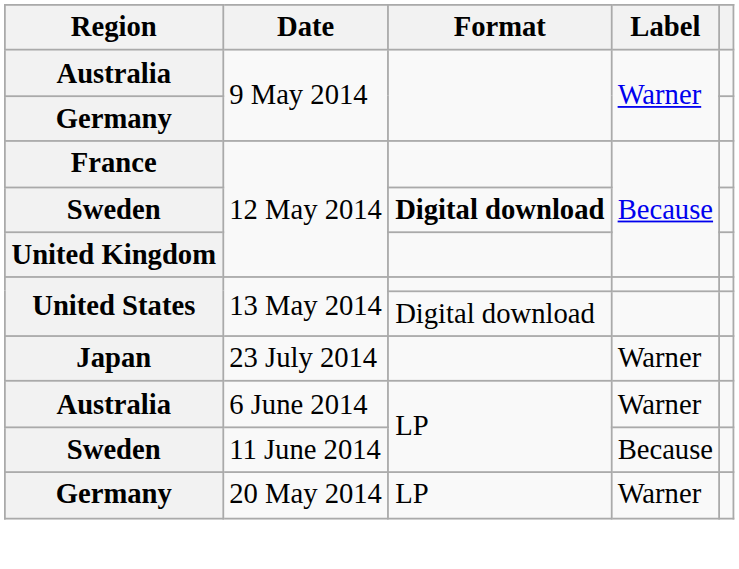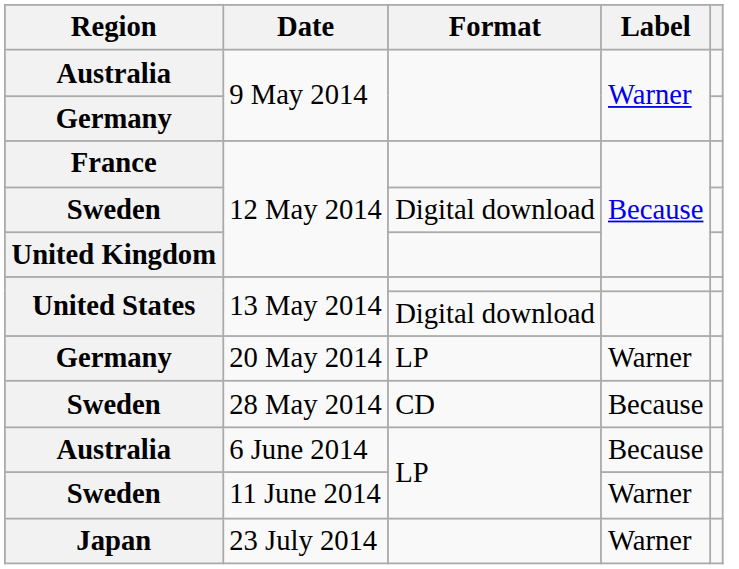(500, 208) bold -> (495, 208) normal
rows swapped: (114, 494) <-> (114, 358)
+ row: (114, 403)
(659, 403) Warner -> (656, 449) Because
(665, 449) Because -> (650, 494) Warner
